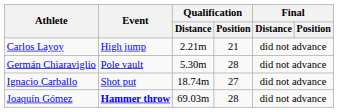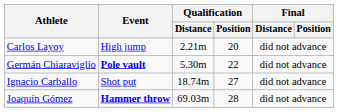(233, 47) 21 -> (233, 47) 20
(122, 64) normal -> (123, 64) bold
(233, 64) 28 -> (233, 64) 22
